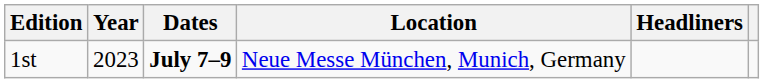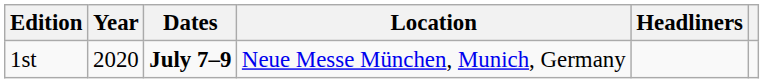(116, 58) 2023 -> (116, 58) 2020
